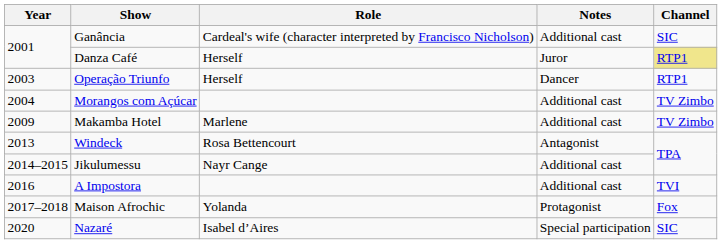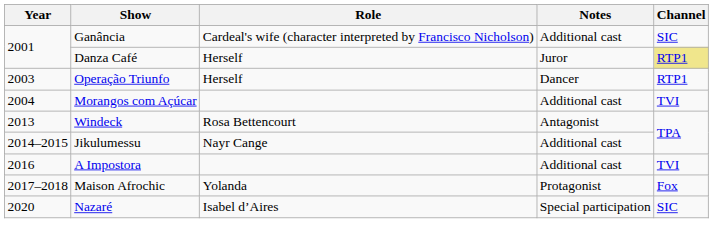(685, 100) TV Zimbo -> (668, 100) TVI
- row: (118, 121)
